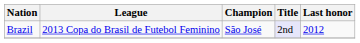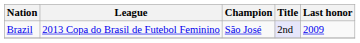(314, 29) 2012 -> (314, 29) 2009
